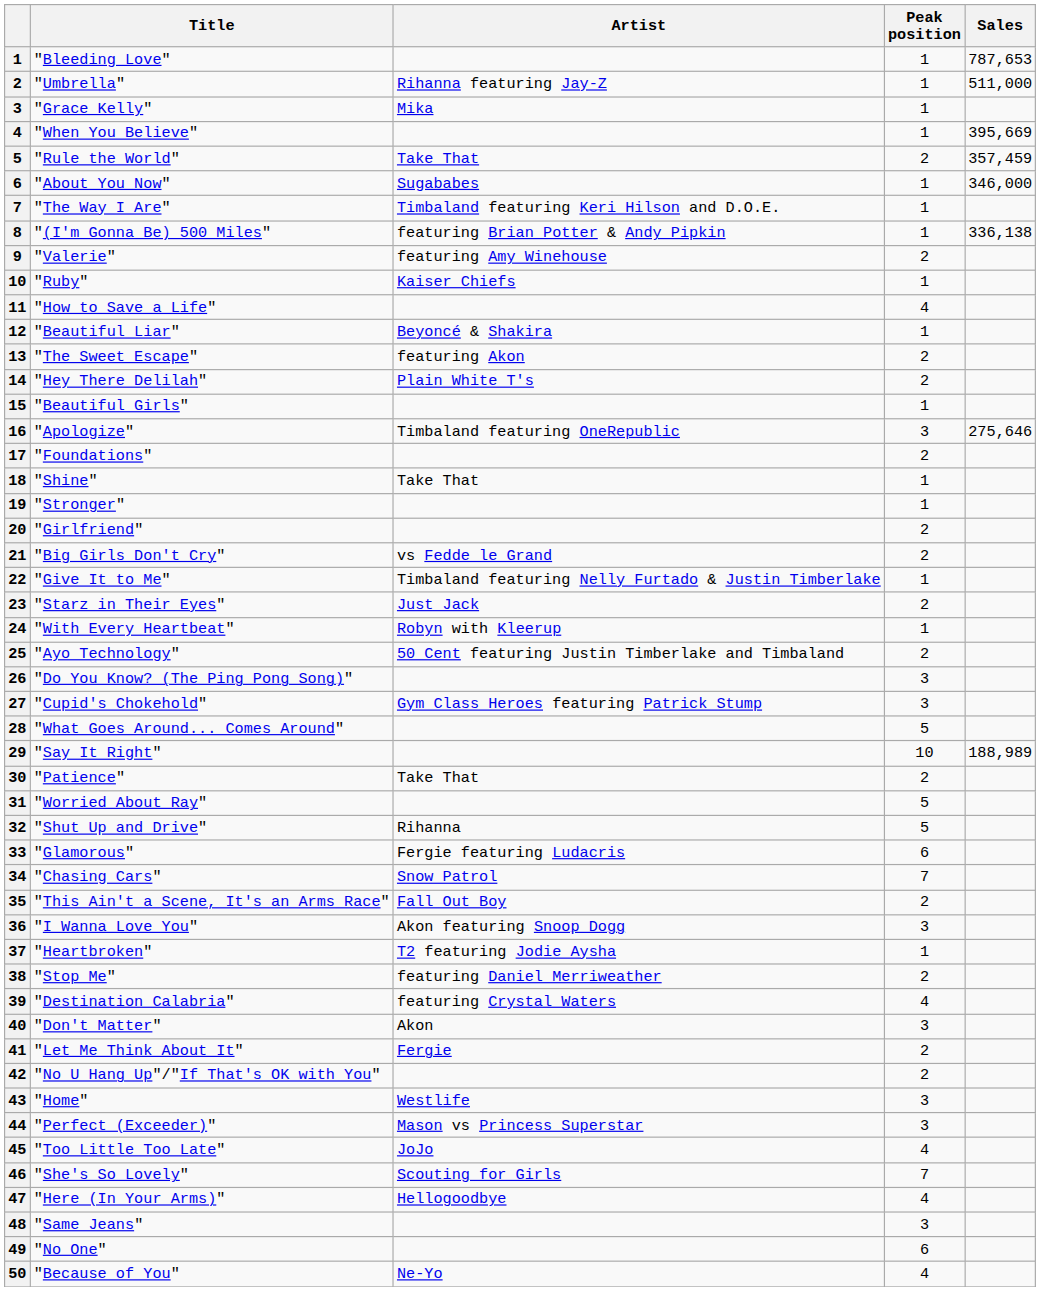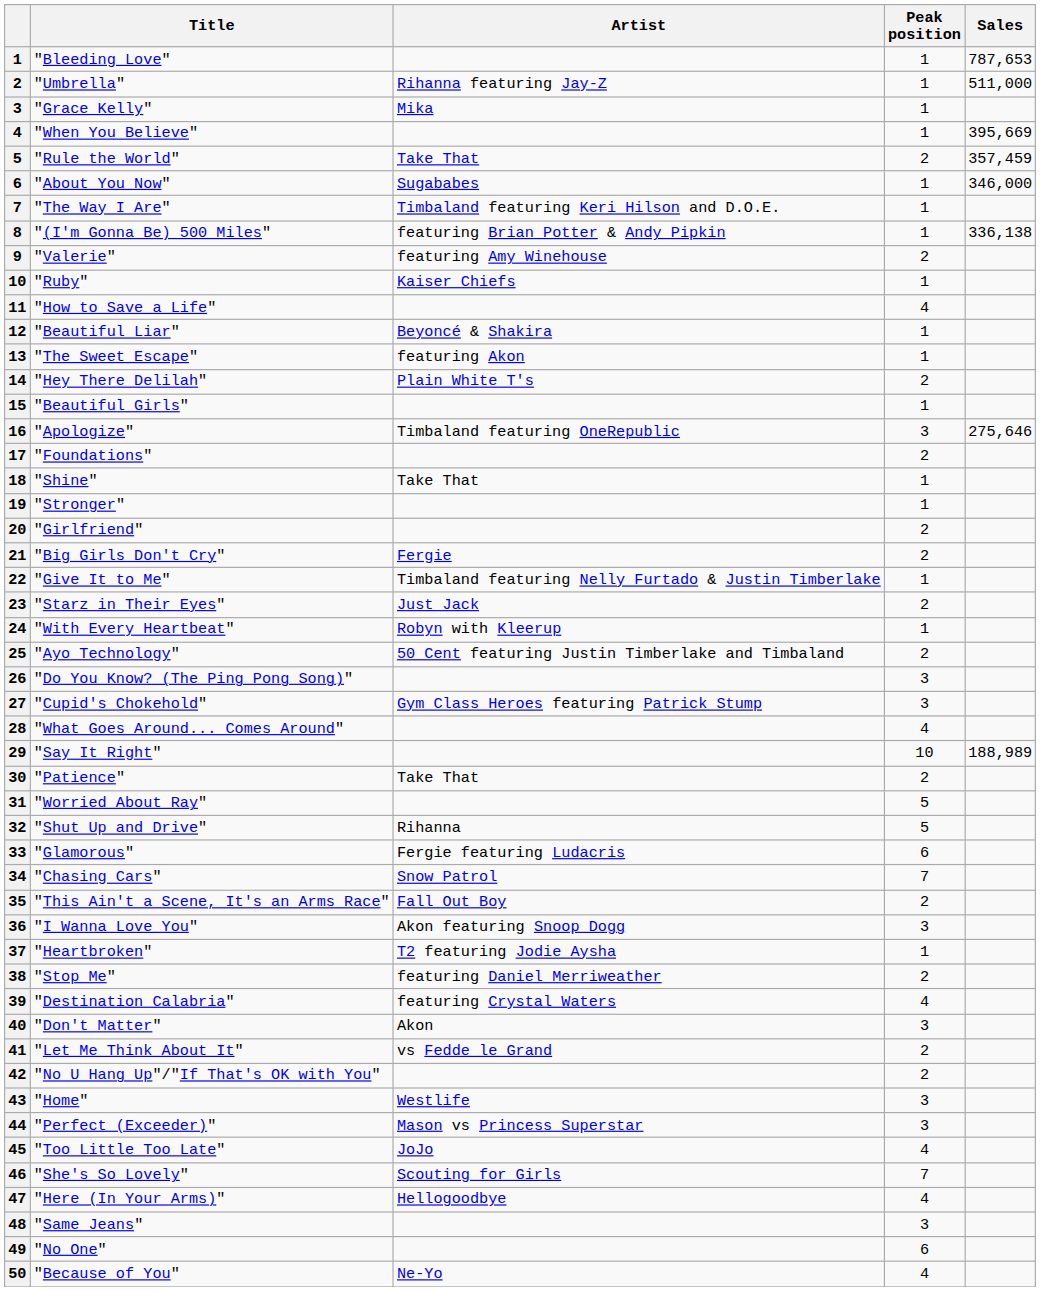(924, 357) 2 -> (924, 357) 1
(475, 555) vs Fedde le Grand -> (424, 555) Fergie
(924, 729) 5 -> (924, 729) 4
(424, 1051) Fergie -> (475, 1051) vs Fedde le Grand
